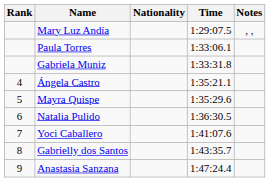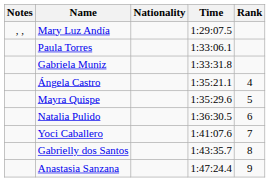columns swapped: (20, 13) <-> (249, 13)
